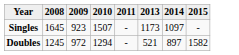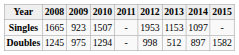+ column: (150, 12)
(54, 27) 1645 -> (54, 27) 1665
(150, 27) 1173 -> (174, 27) 1153
(78, 43) 972 -> (78, 43) 975
(150, 43) 521 -> (174, 43) 512
